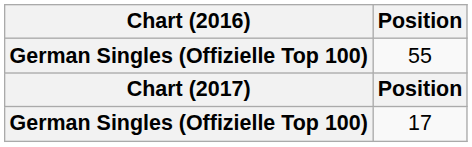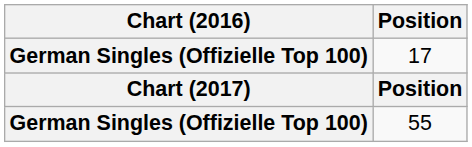rows swapped: (420, 55) <-> (420, 123)
